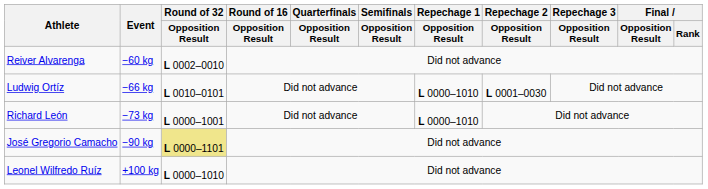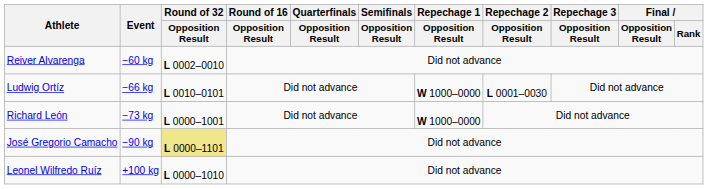(448, 94) L 0000–1010 -> (449, 94) W 1000–0000
(448, 121) L 0000–1010 -> (449, 121) W 1000–0000
